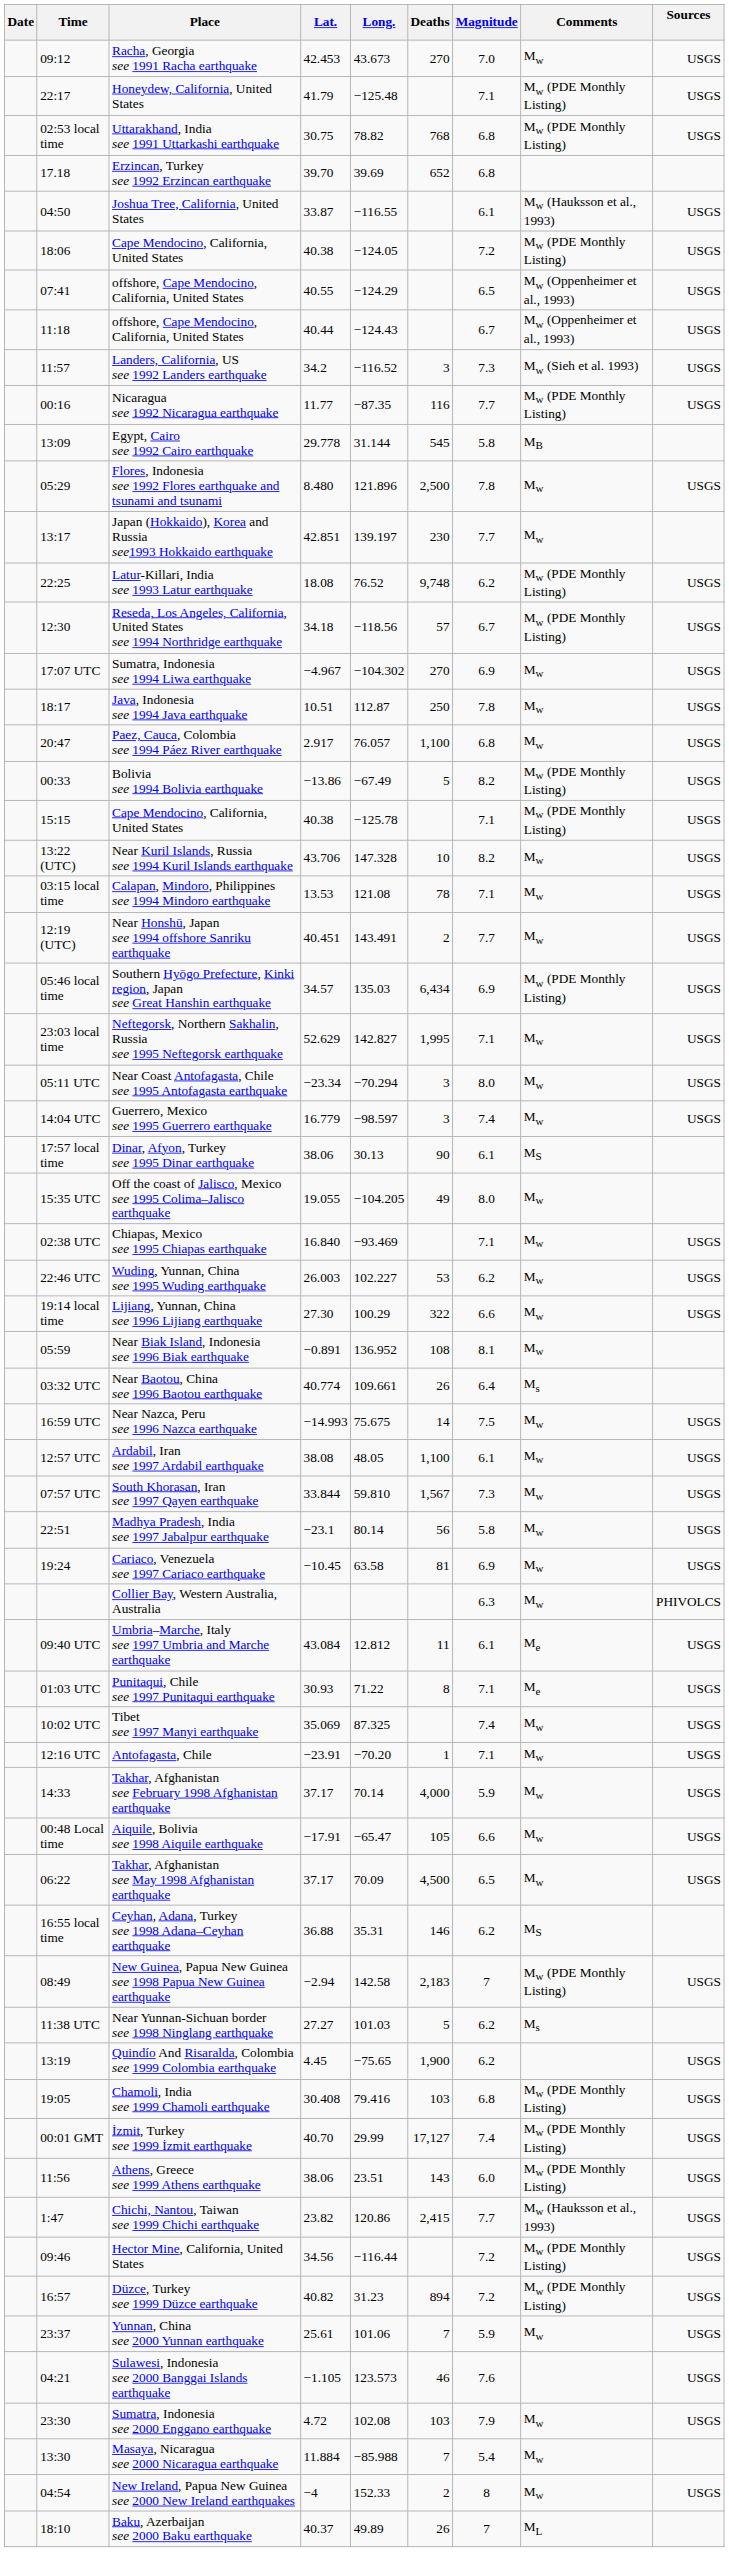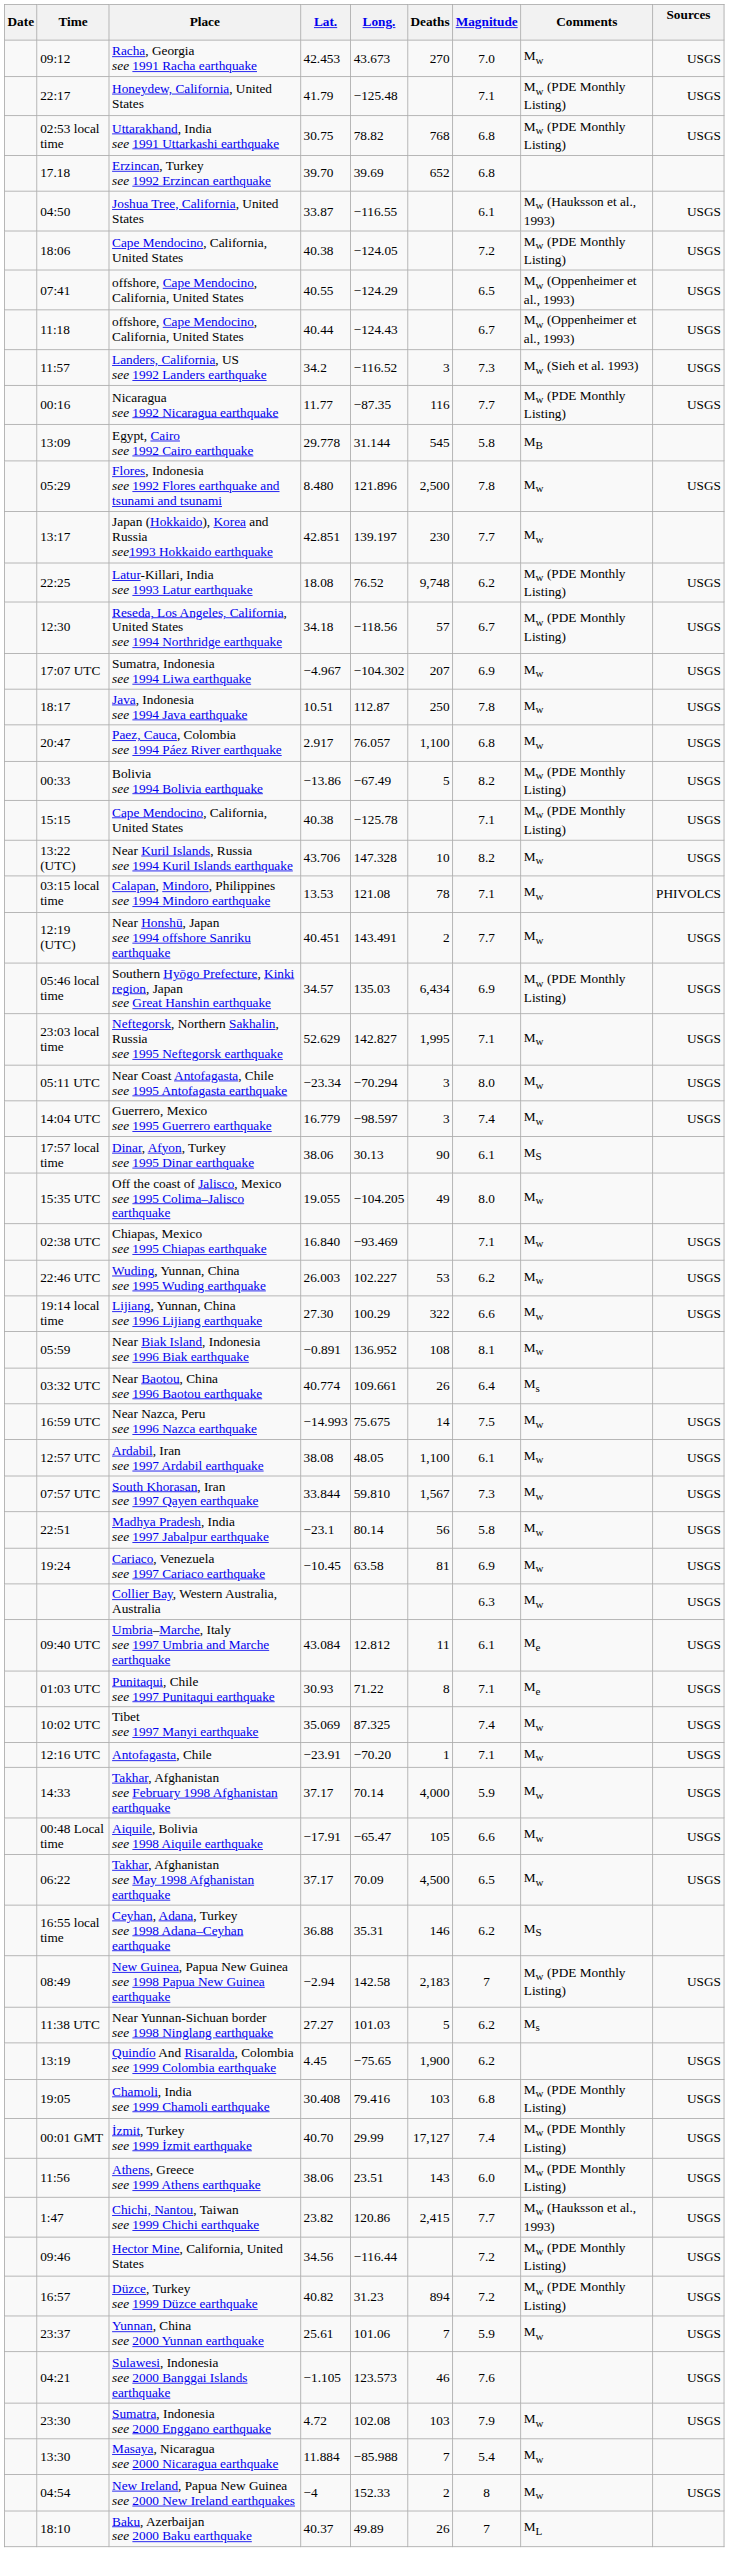(440, 671) 270 -> (440, 671) 207
(704, 894) USGS -> (688, 894) PHIVOLCS
(688, 1601) PHIVOLCS -> (704, 1601) USGS
